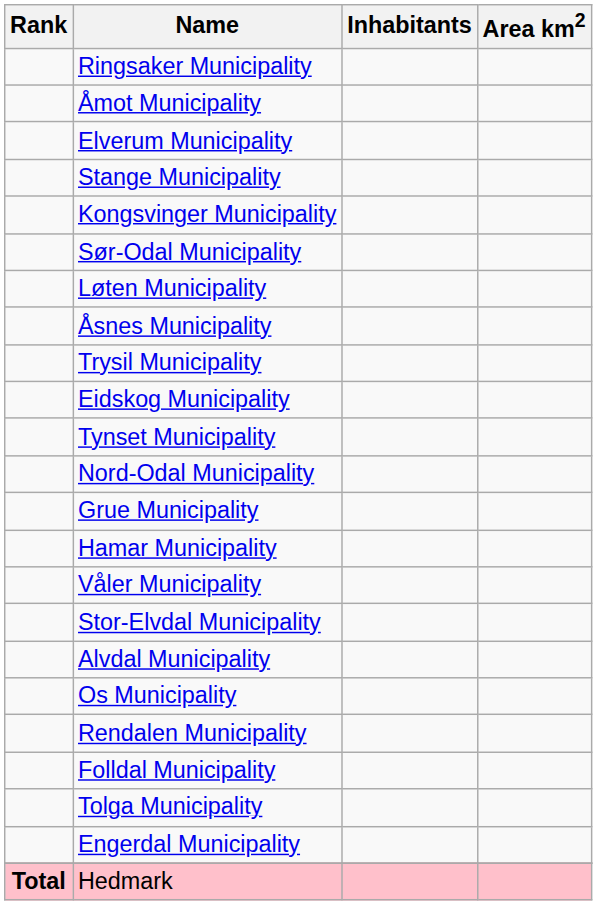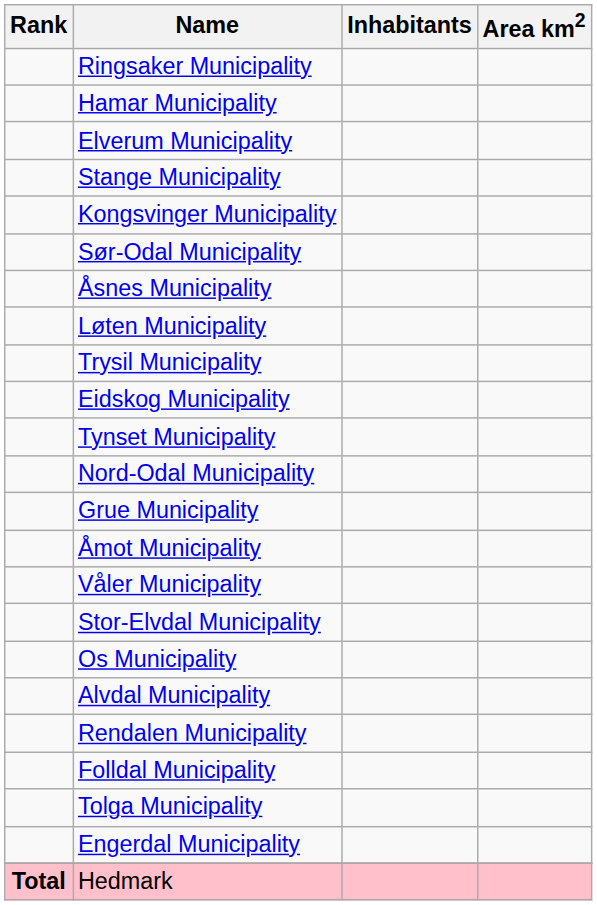rows swapped: (177, 548) <-> (170, 103)
rows swapped: (172, 288) <-> (175, 325)
rows swapped: (174, 659) <-> (157, 696)
